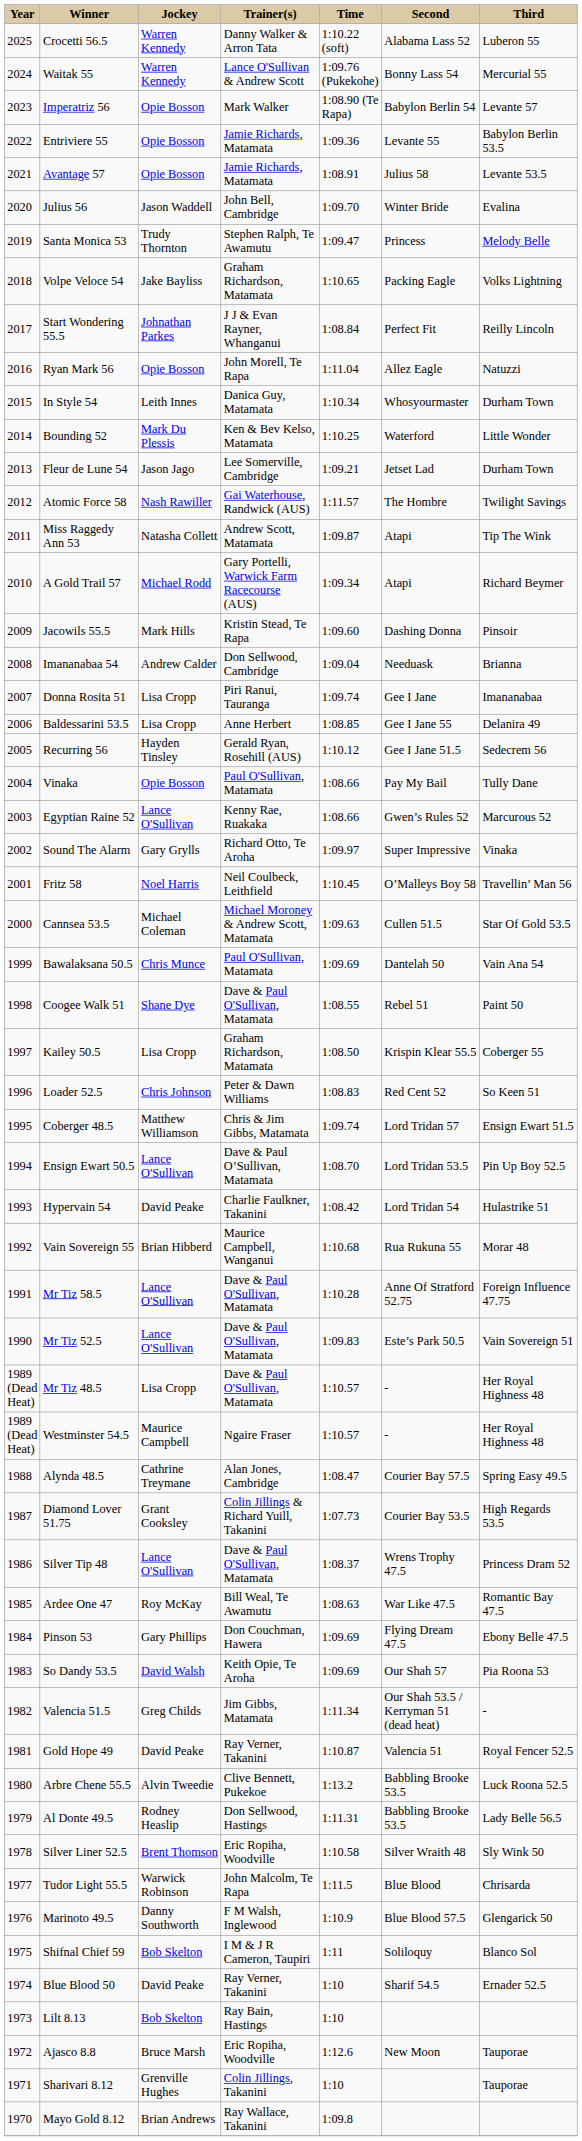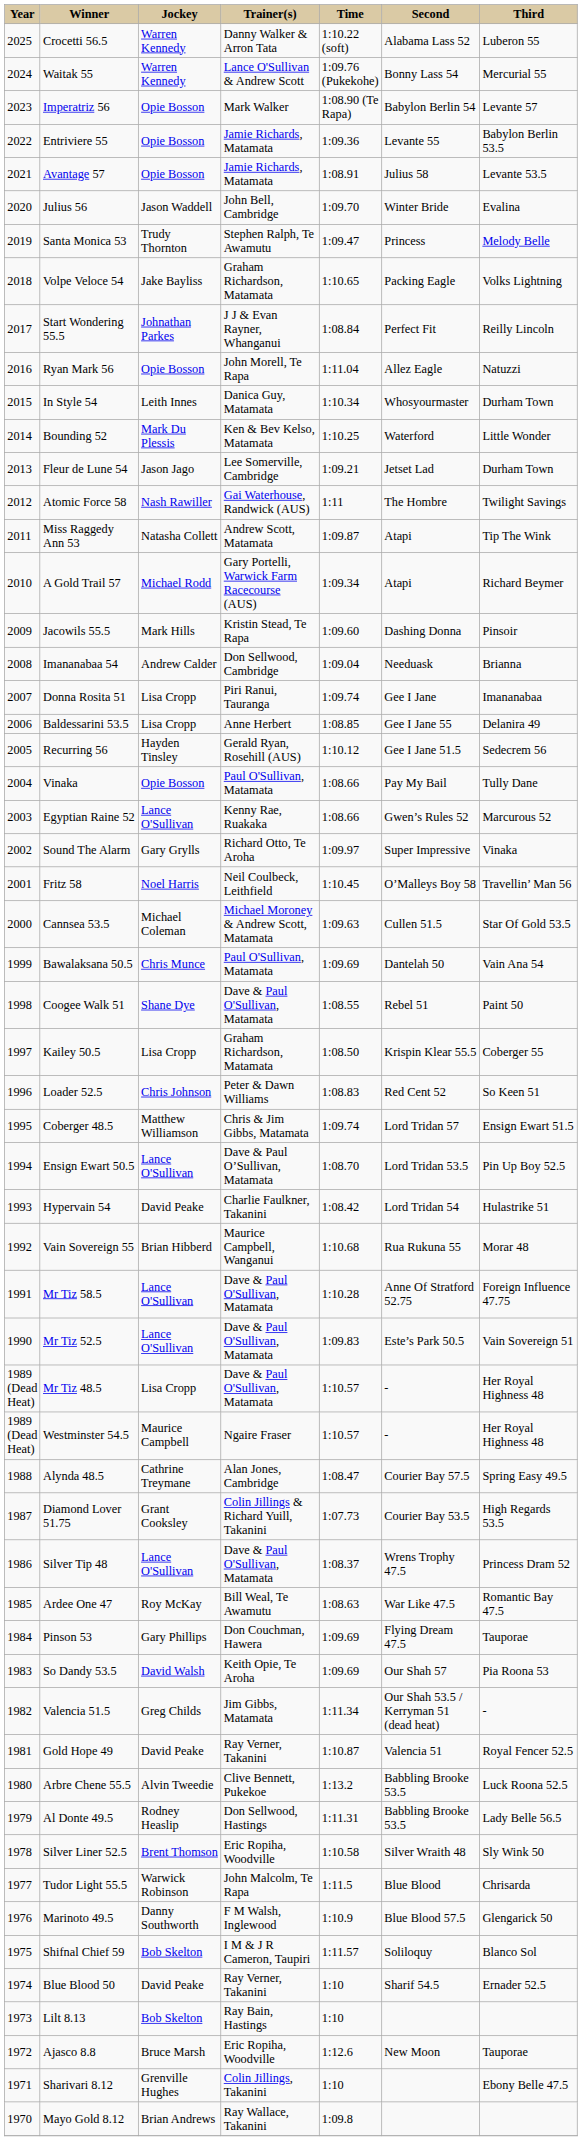(340, 502) 1:11.57 -> (333, 502) 1:11
(525, 1637) Ebony Belle 47.5 -> (505, 1637) Tauporae
(333, 1951) 1:11 -> (340, 1951) 1:11.57
(505, 2085) Tauporae -> (525, 2085) Ebony Belle 47.5
